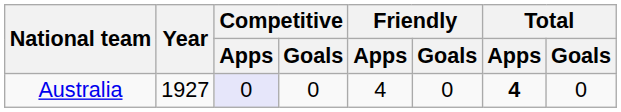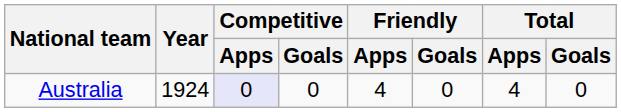(185, 90) 1927 -> (185, 90) 1924
(514, 90) bold -> (514, 90) normal
